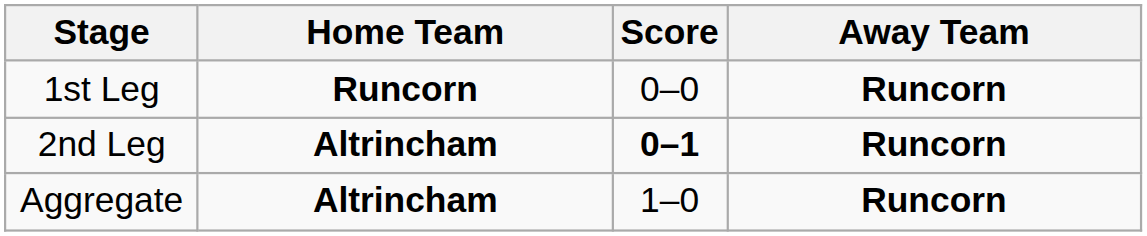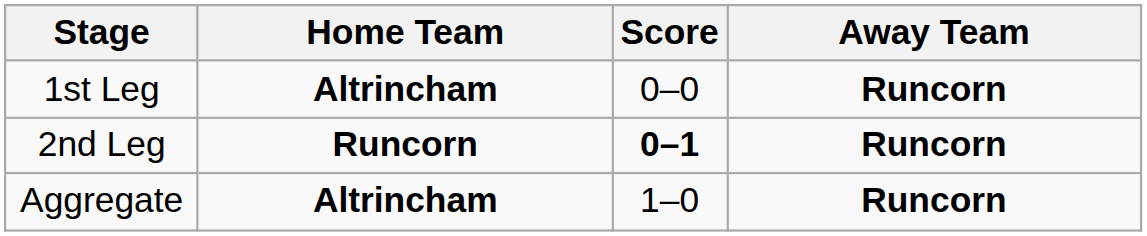(405, 88) Runcorn -> (405, 88) Altrincham
(405, 144) Altrincham -> (405, 144) Runcorn
